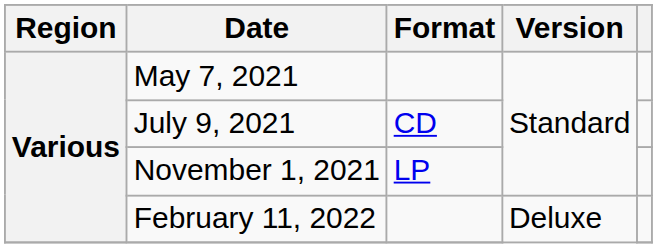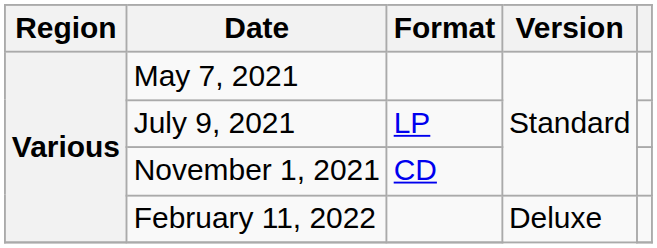(415, 123) CD -> (412, 123) LP
(412, 170) LP -> (415, 170) CD
